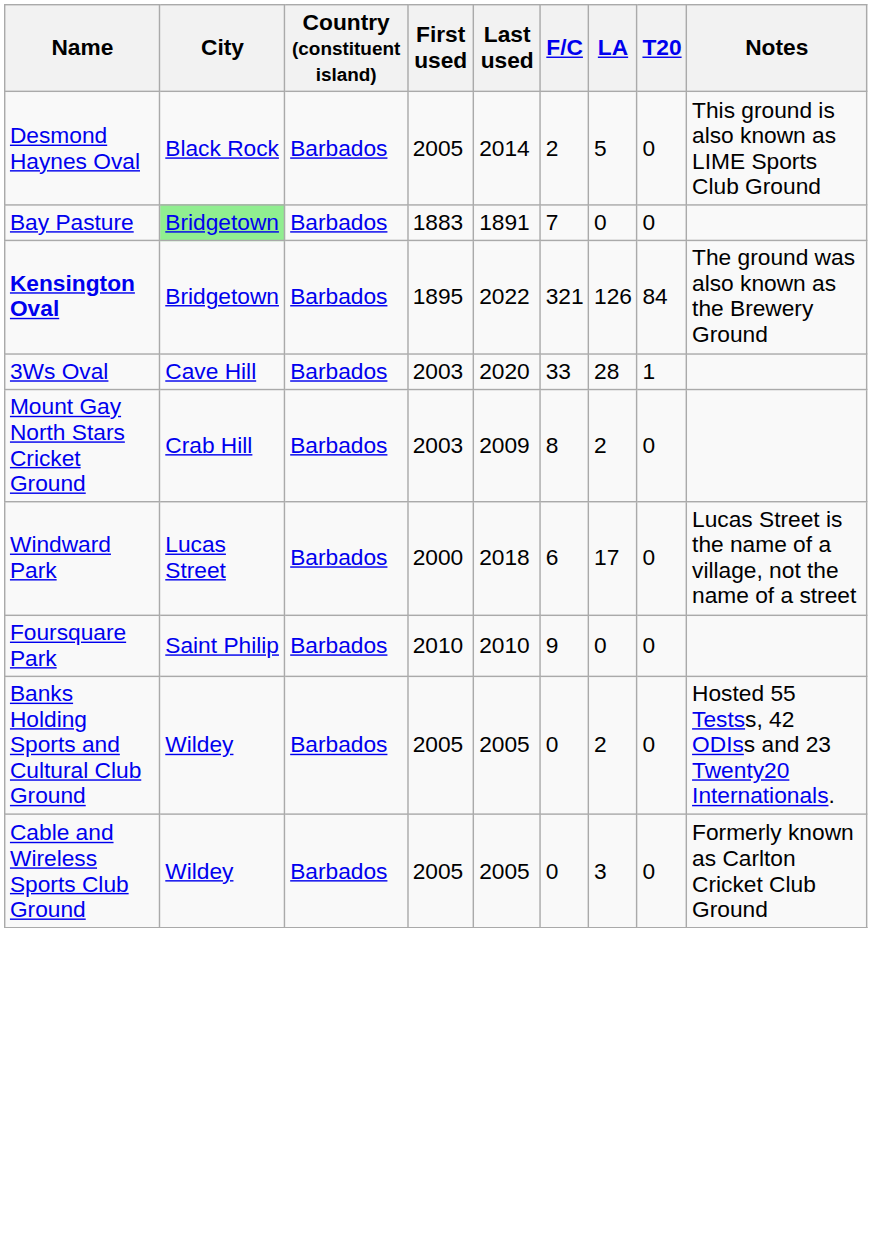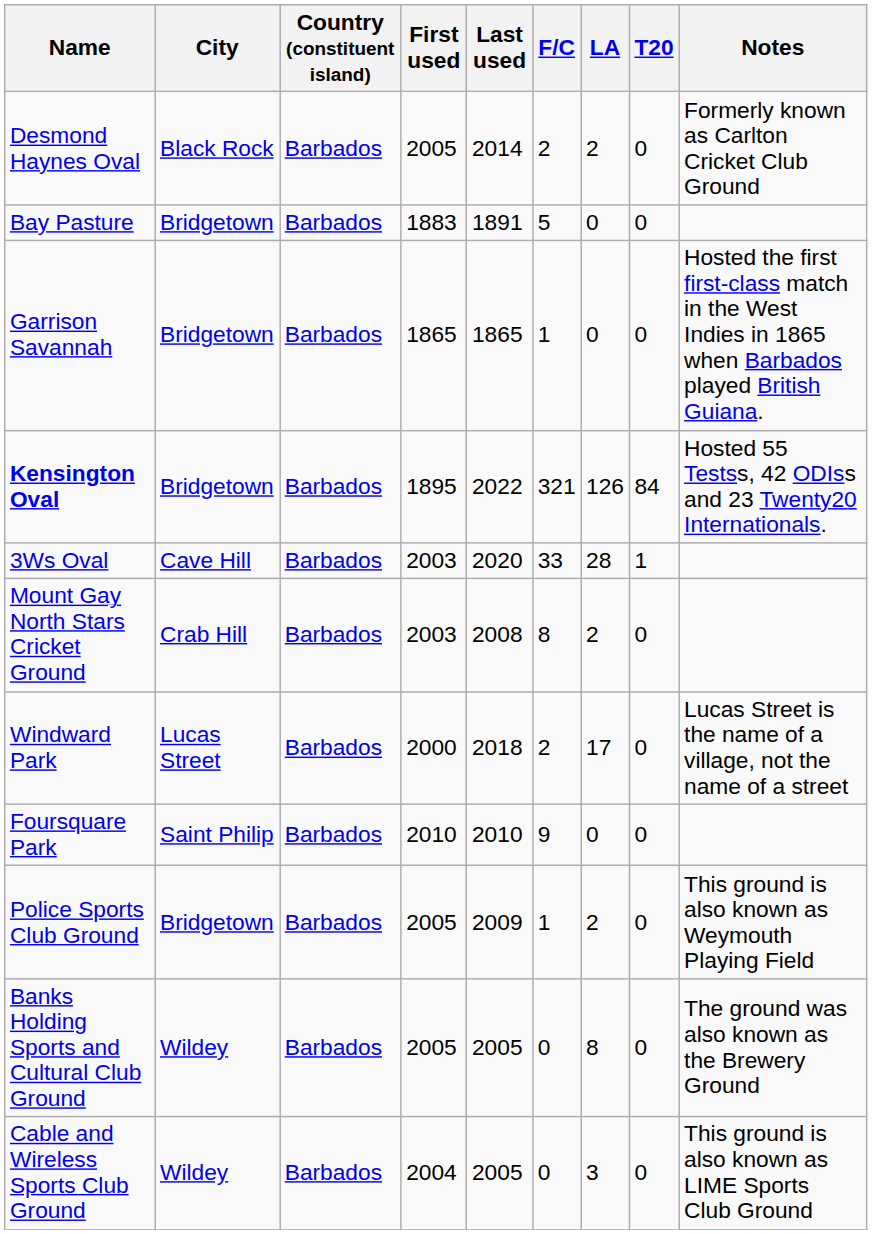(600, 148) 5 -> (592, 148) 2
(764, 148) This ground is also known as LIME Sports Club Ground -> (765, 148) Formerly known as Carlton Cricket Club Ground
(222, 222) lightgreen background -> (217, 222) no background
(552, 222) 7 -> (544, 222) 5
+ row: (61, 335)
(774, 296) The ground was also known as the Brewery Ground -> (770, 486) Hosted 55 Testss, 42 ODIss and 23 Twenty20 Internationals.
(504, 445) 2009 -> (497, 634) 2008
(552, 558) 6 -> (544, 747) 2
+ row: (77, 921)
(600, 745) 2 -> (592, 1047) 8
(763, 745) Hosted 55 Testss, 42 ODIss and 23 Twenty20 Internationals. -> (766, 1047) The ground was also known as the Brewery Ground
(438, 870) 2005 -> (431, 1172) 2004
(773, 870) Formerly known as Carlton Cricket Club Ground -> (756, 1172) This ground is also known as LIME Sports Club Ground
